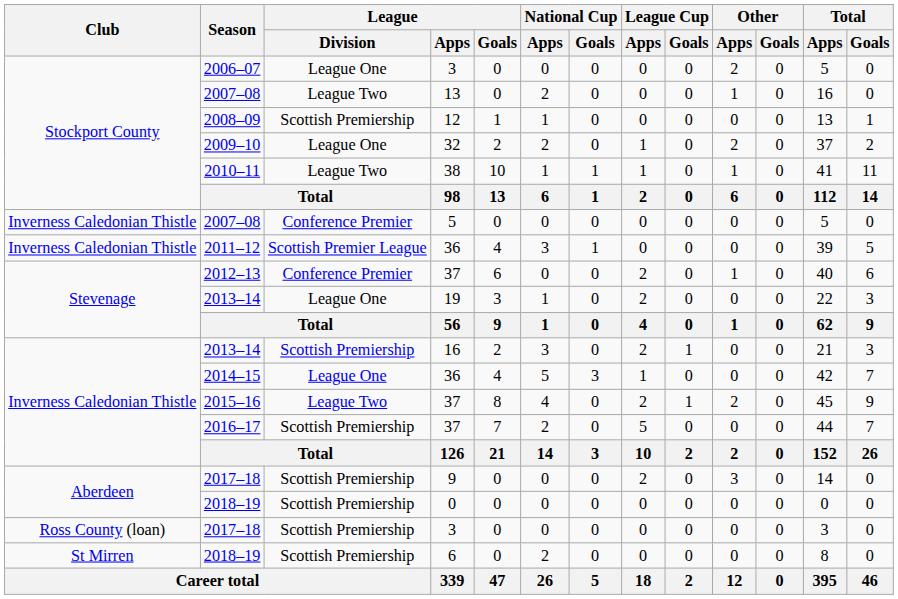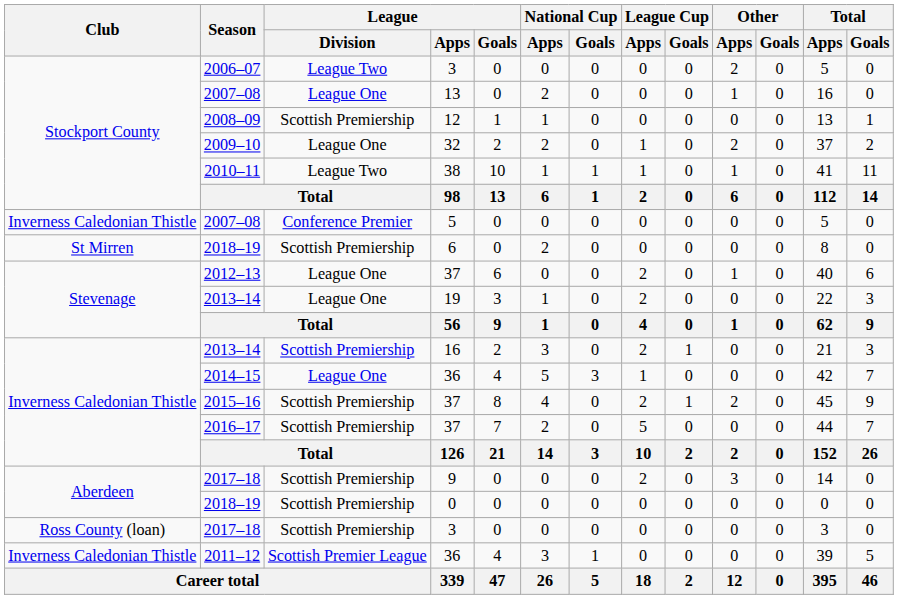(347, 68) League One -> (347, 68) League Two
(347, 94) League Two -> (347, 94) League One
rows swapped: (232, 247) <-> (232, 555)
(347, 273) Conference Premier -> (347, 273) League One
(347, 401) League Two -> (347, 401) Scottish Premiership
